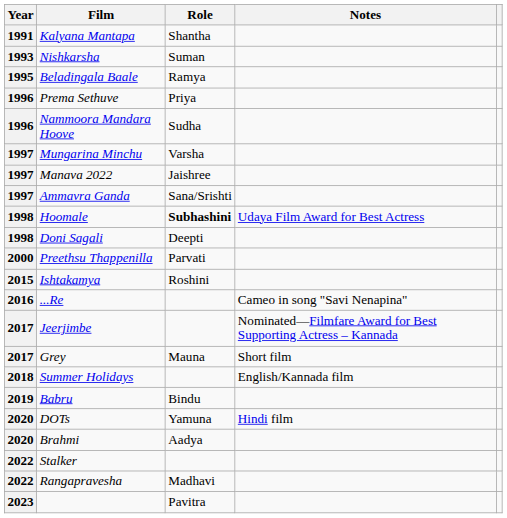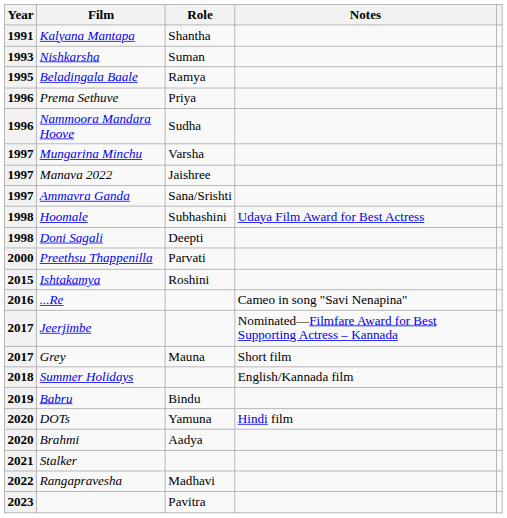(200, 216) bold -> (198, 216) normal
(21, 460) 2022 -> (21, 460) 2021
